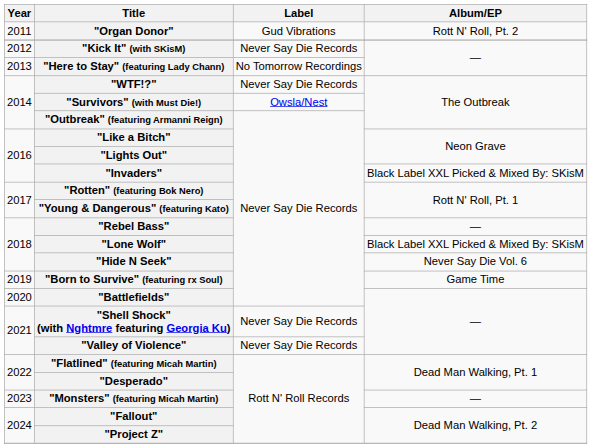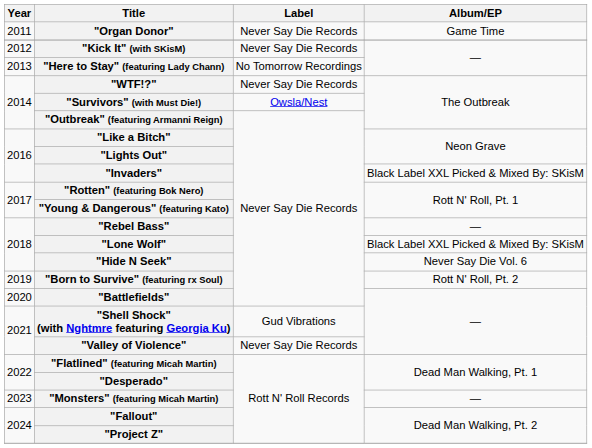(299, 31) Gud Vibrations -> (299, 31) Never Say Die Records
(475, 31) Rott N' Roll, Pt. 2 -> (475, 31) Game Time
(475, 279) Game Time -> (475, 279) Rott N' Roll, Pt. 2
(299, 321) Never Say Die Records -> (299, 321) Gud Vibrations
